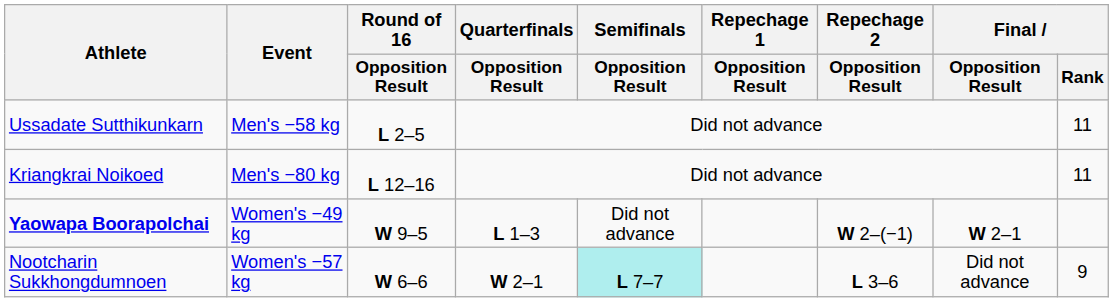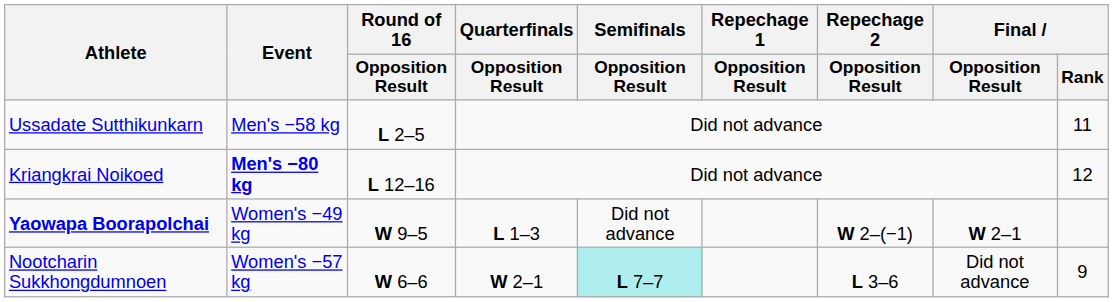(285, 174) normal -> (275, 174) bold
(1082, 174) 11 -> (1082, 174) 12
